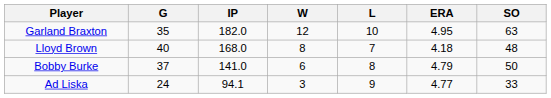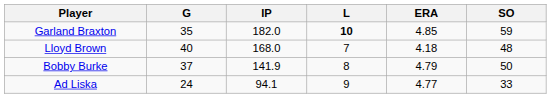- column: (302, 13)
(372, 31) normal -> (346, 31) bold
(442, 31) 4.95 -> (426, 31) 4.85
(512, 31) 63 -> (506, 31) 59
(233, 66) 141.0 -> (266, 66) 141.9
